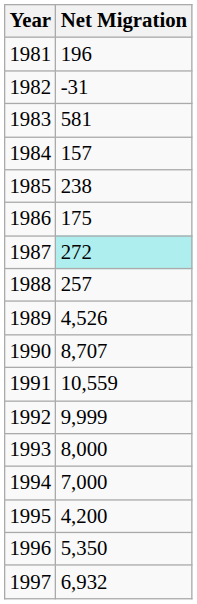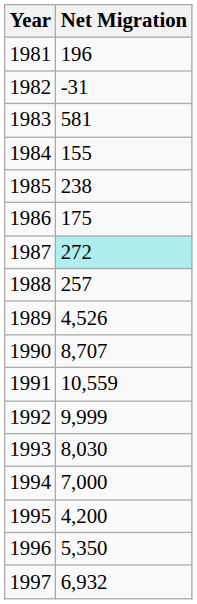(76, 152) 157 -> (76, 152) 155
(84, 449) 8,000 -> (84, 449) 8,030
